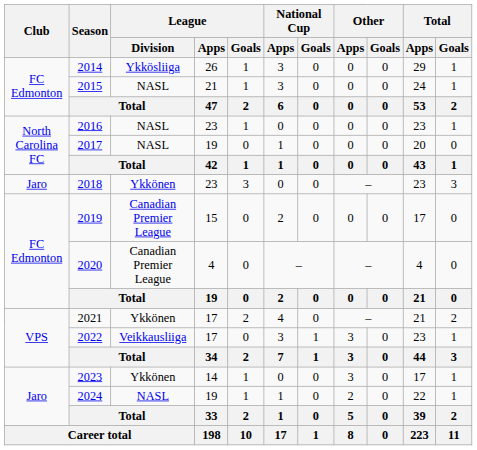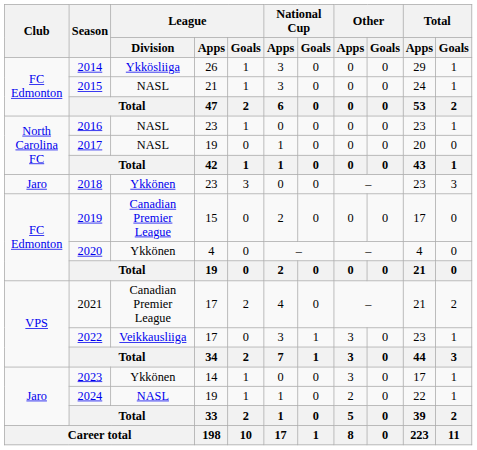(153, 265) Canadian Premier League -> (153, 251) Ykkönen
(153, 318) Ykkönen -> (153, 304) Canadian Premier League
